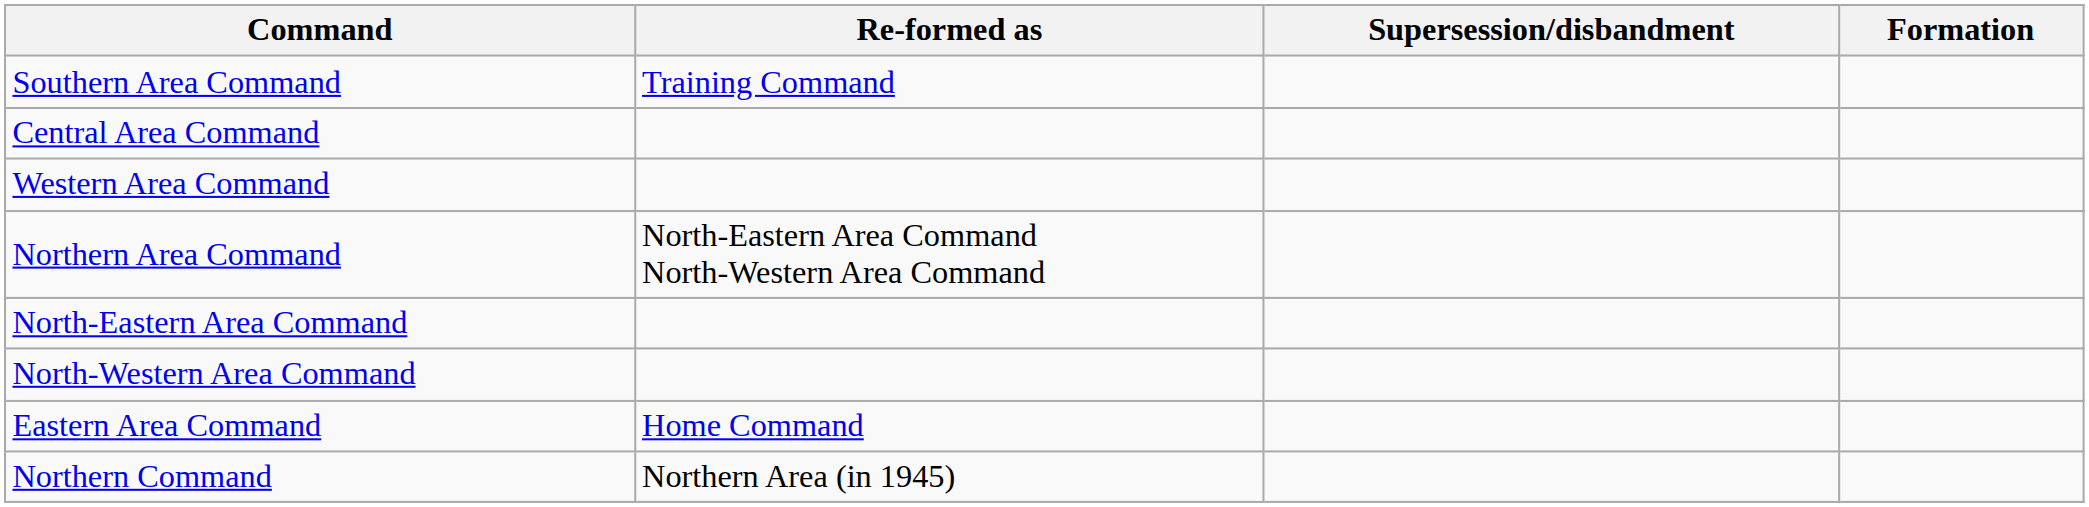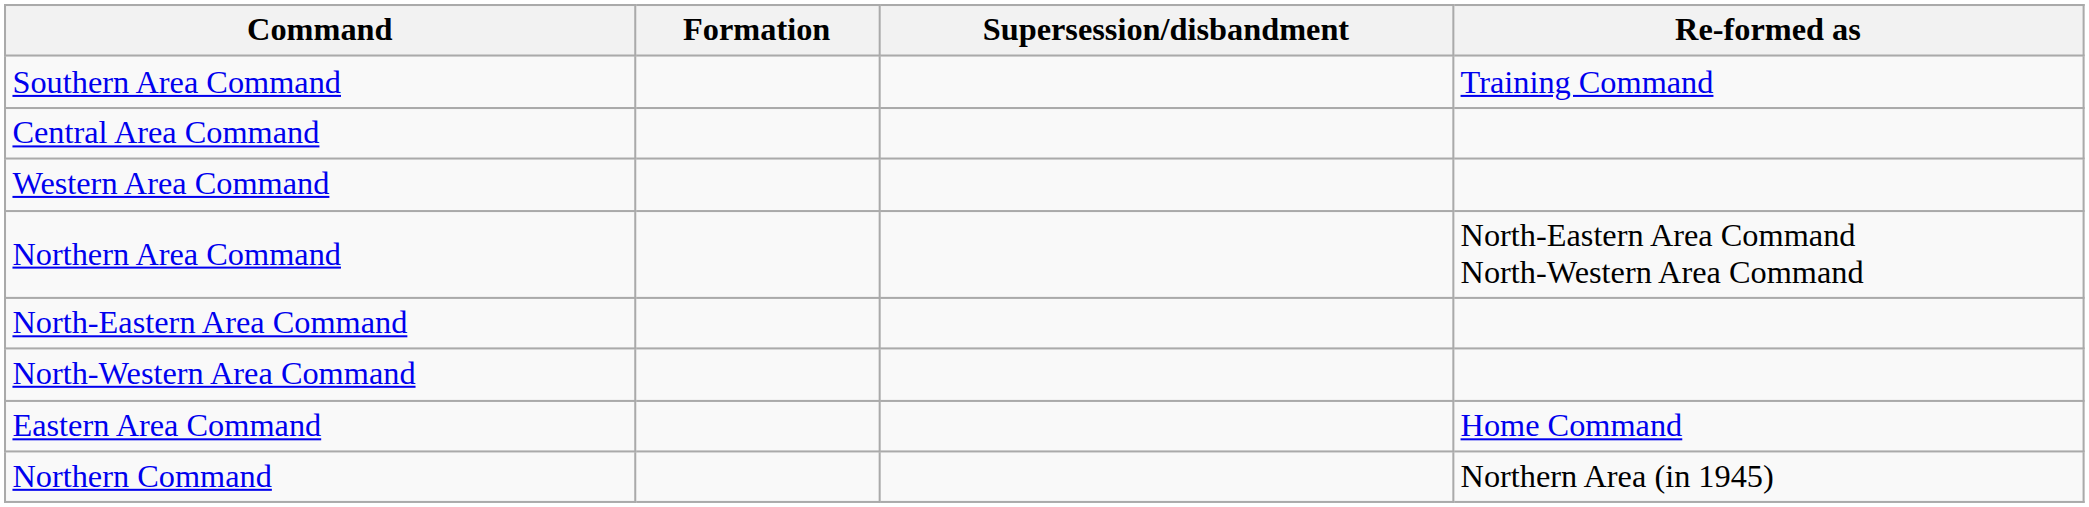columns swapped: (1961, 30) <-> (949, 30)
